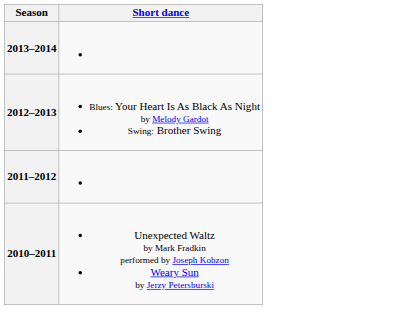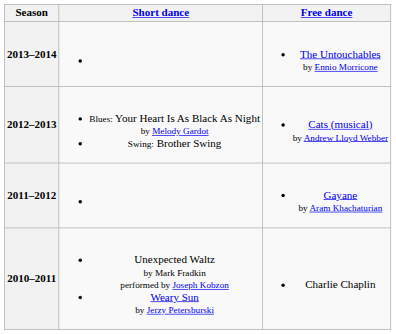+ column: (327, 13)
